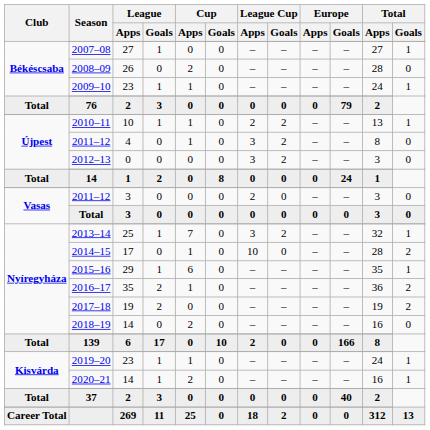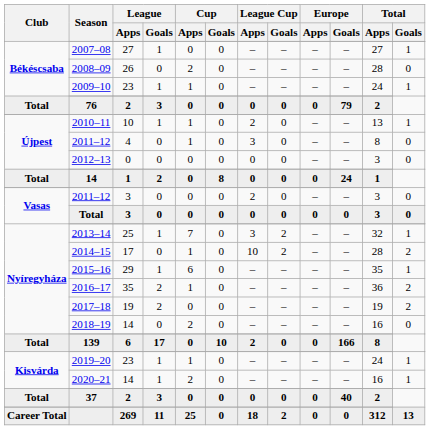(284, 123) 2 -> (284, 123) 0
(284, 142) 2 -> (284, 142) 0
(253, 160) 3 -> (253, 160) 0
(284, 160) 2 -> (284, 160) 0
(284, 251) 0 -> (284, 251) 2
